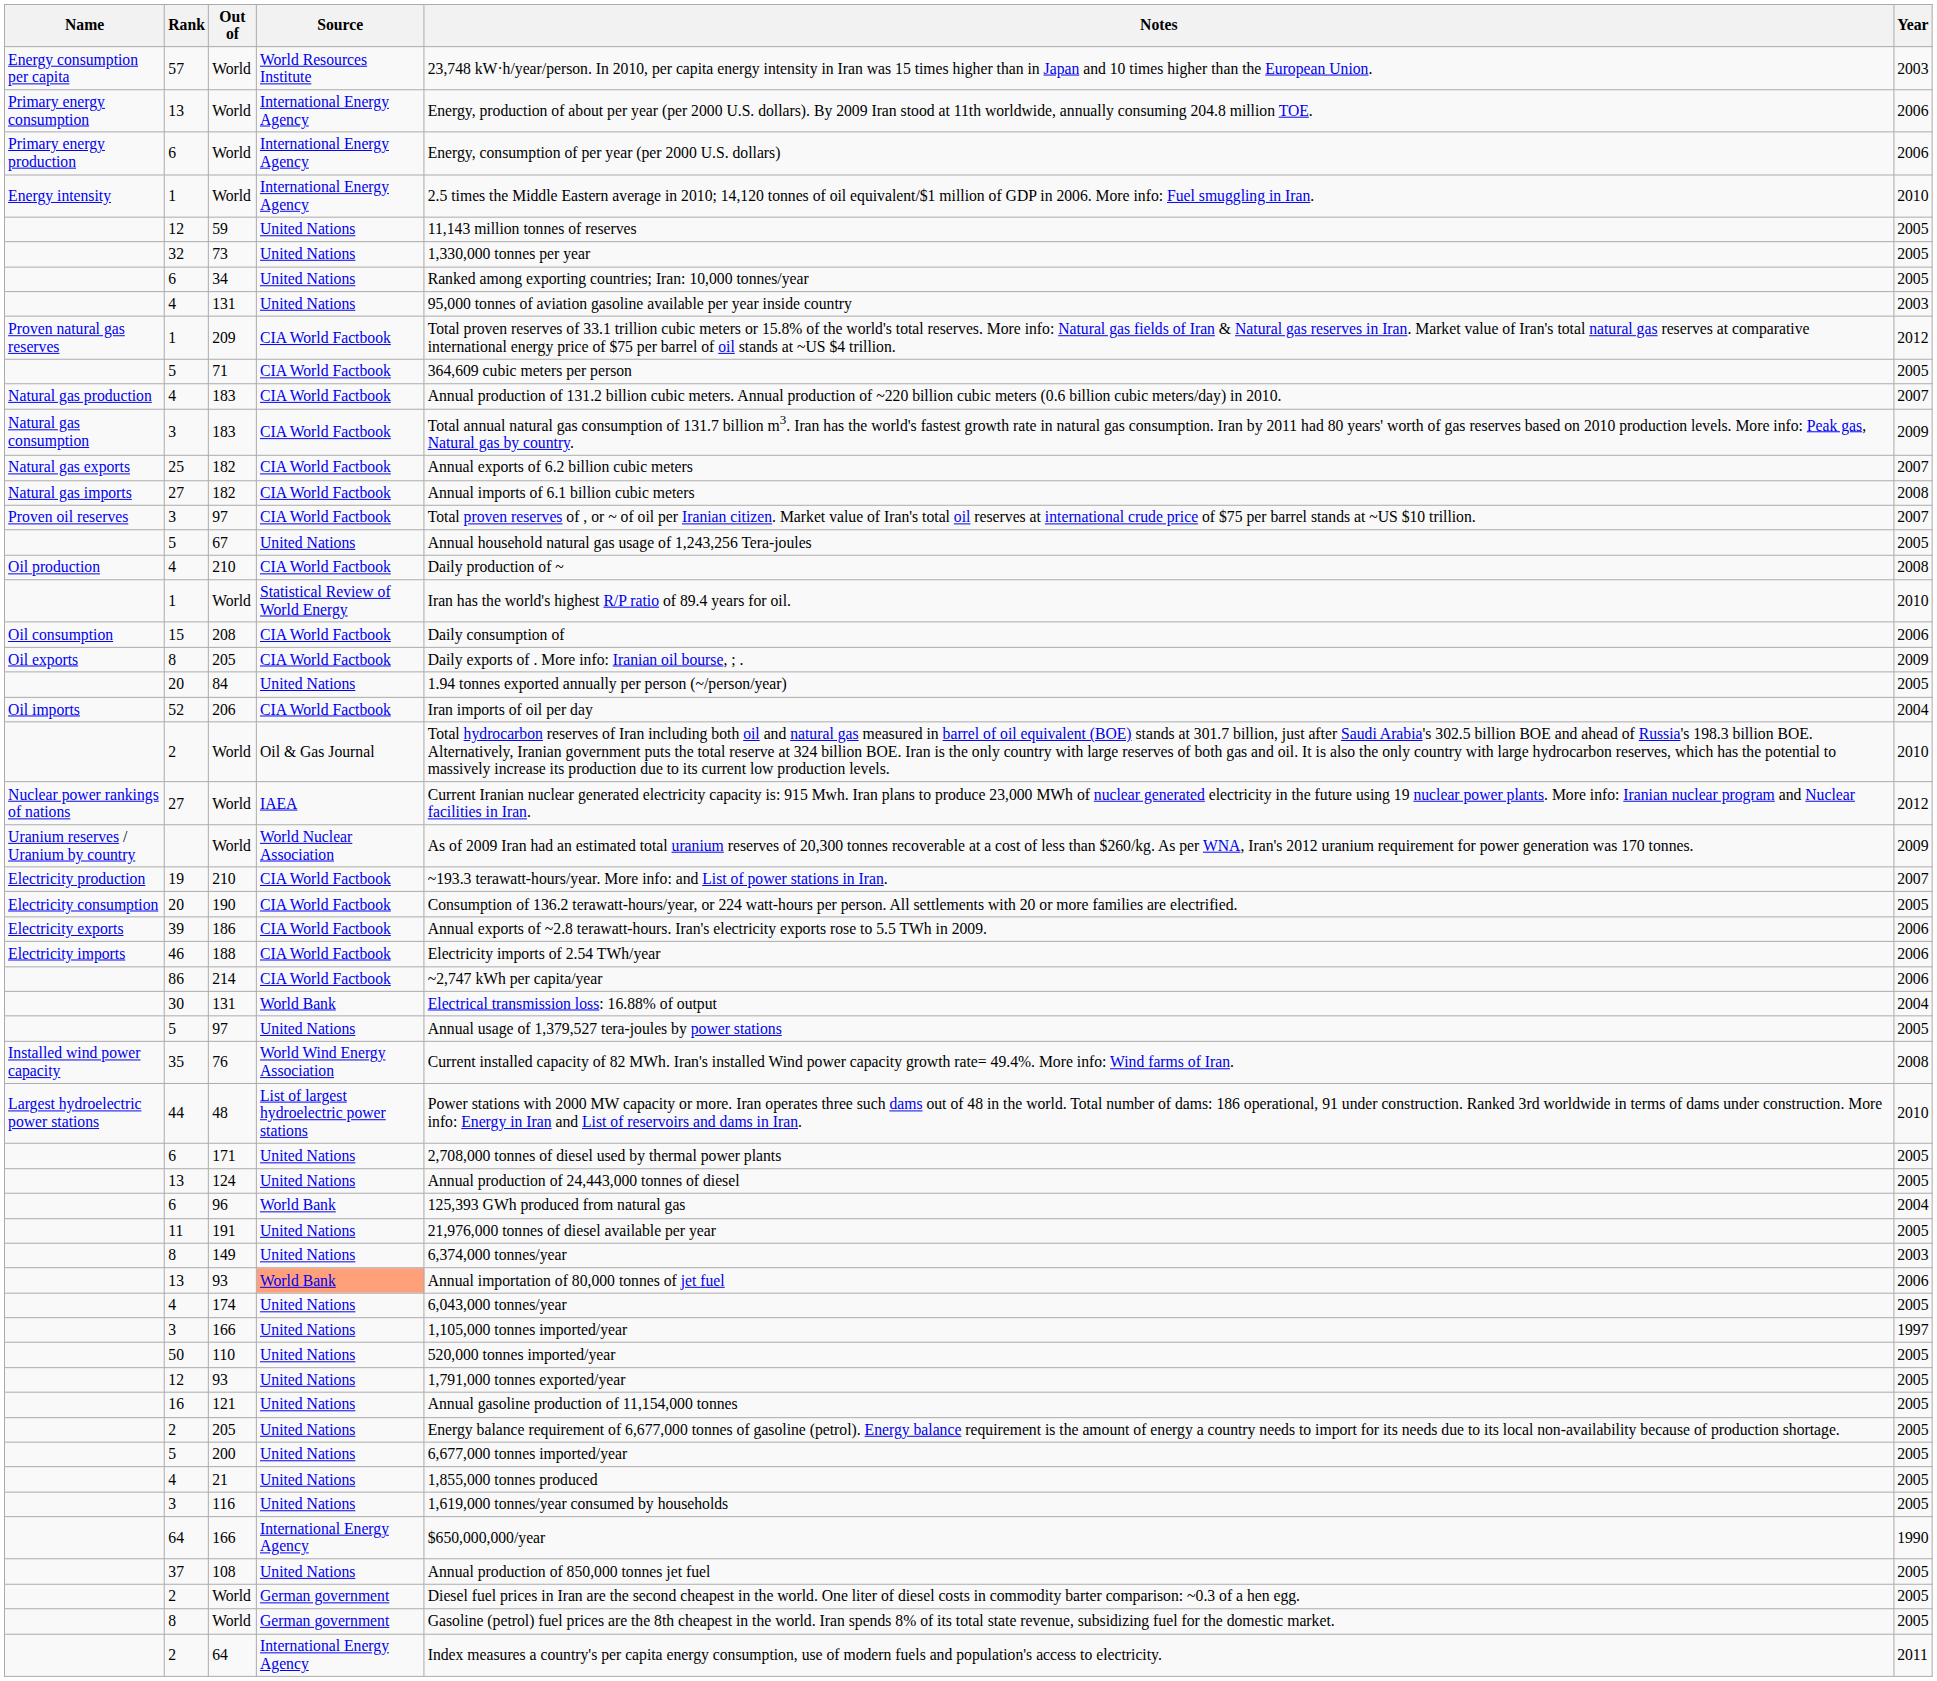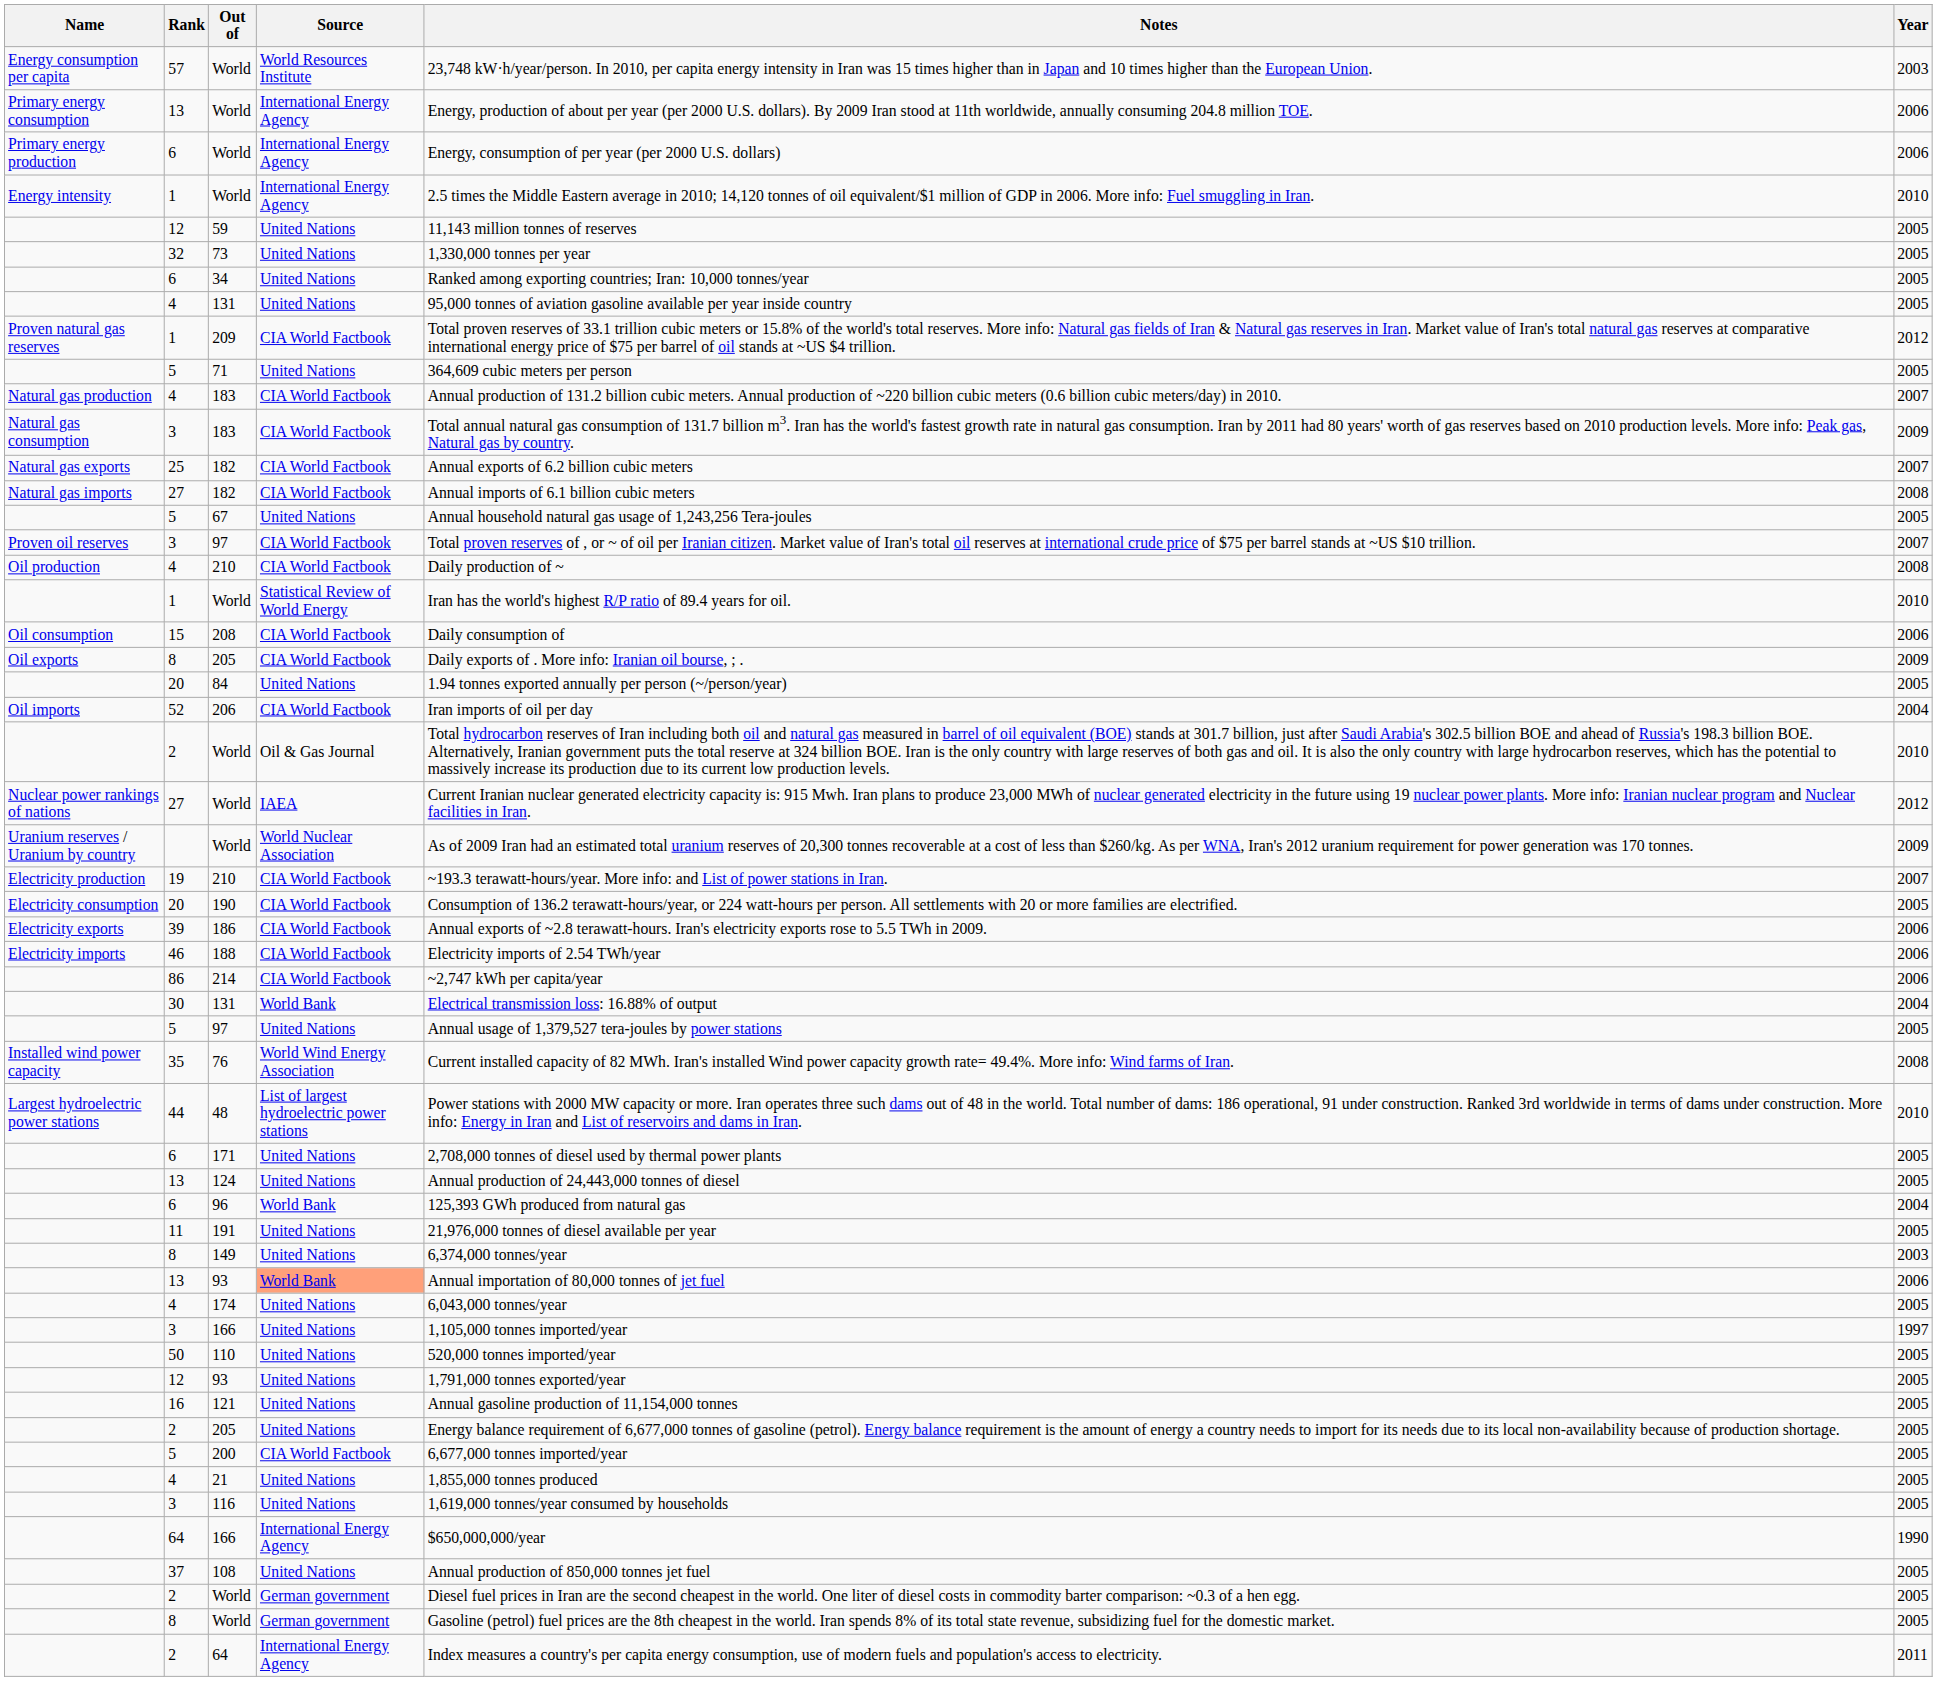(1913, 304) 2003 -> (1913, 304) 2005
(325, 371) CIA World Factbook -> (308, 371) United Nations
rows swapped: (172, 542) <-> (172, 517)
(308, 1454) United Nations -> (325, 1454) CIA World Factbook
